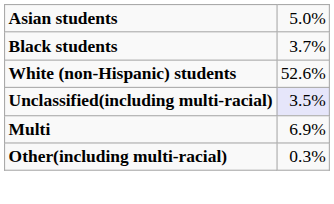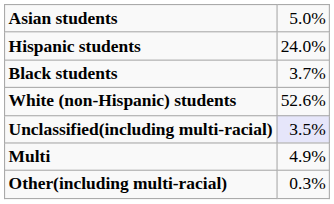+ row: (75, 45)
(308, 128) 6.9% -> (308, 156) 4.9%
